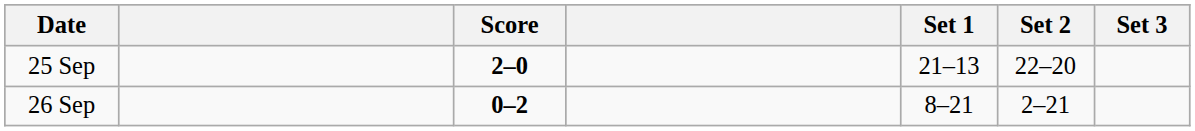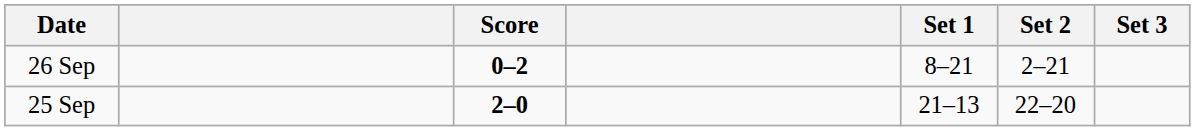rows swapped: (62, 65) <-> (62, 105)
